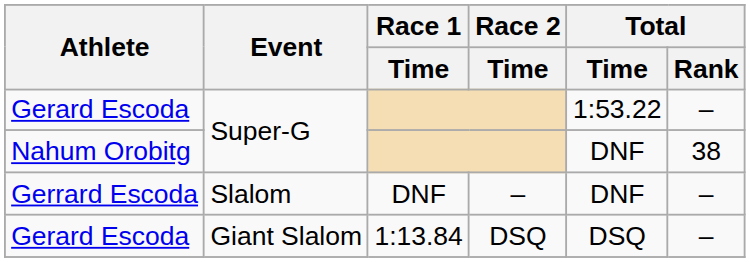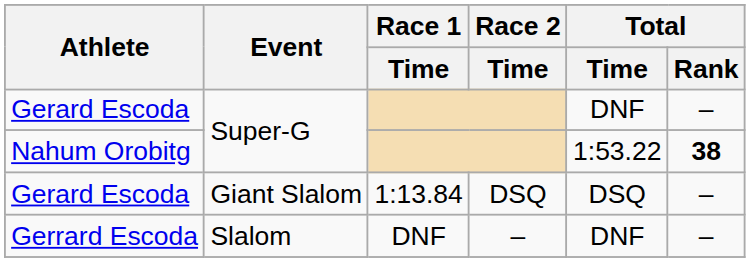(617, 110) 1:53.22 -> (617, 110) DNF
(617, 152) DNF -> (617, 152) 1:53.22
(706, 152) normal -> (706, 152) bold
rows swapped: (100, 236) <-> (105, 194)
